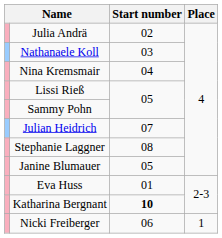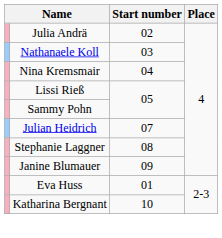(147, 166) 05 -> (147, 166) 09
(147, 204) bold -> (147, 204) normal
- row: (60, 223)
